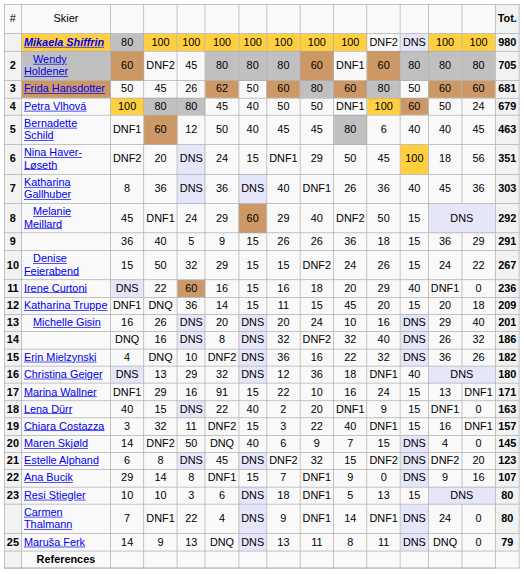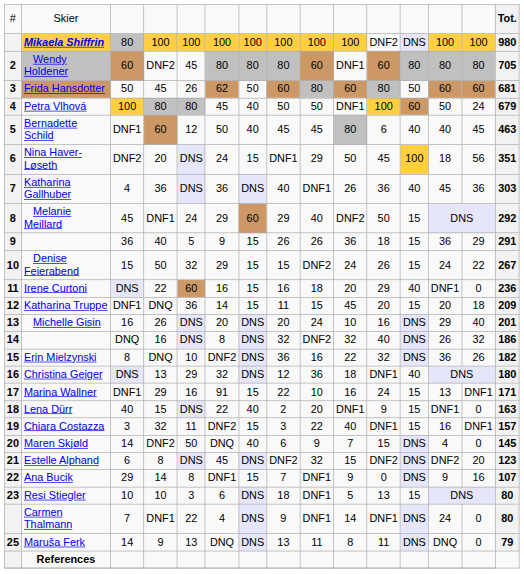(127, 188) 8 -> (127, 188) 4
(127, 357) 4 -> (127, 357) 8
